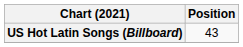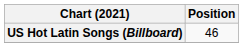(212, 33) 43 -> (212, 33) 46
